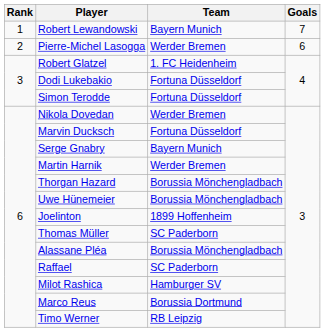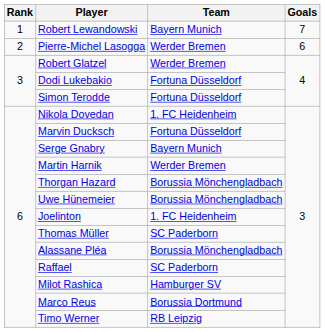(193, 64) 1. FC Heidenheim -> (188, 64) Werder Bremen
(188, 115) Werder Bremen -> (193, 115) 1. FC Heidenheim
(191, 217) 1899 Hoffenheim -> (193, 217) 1. FC Heidenheim
